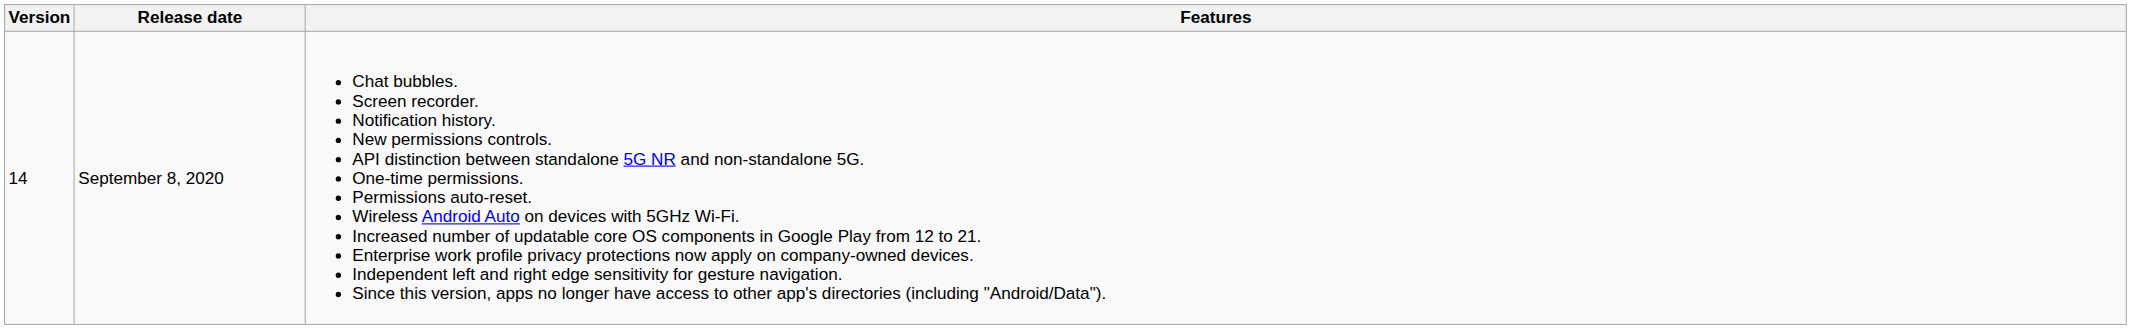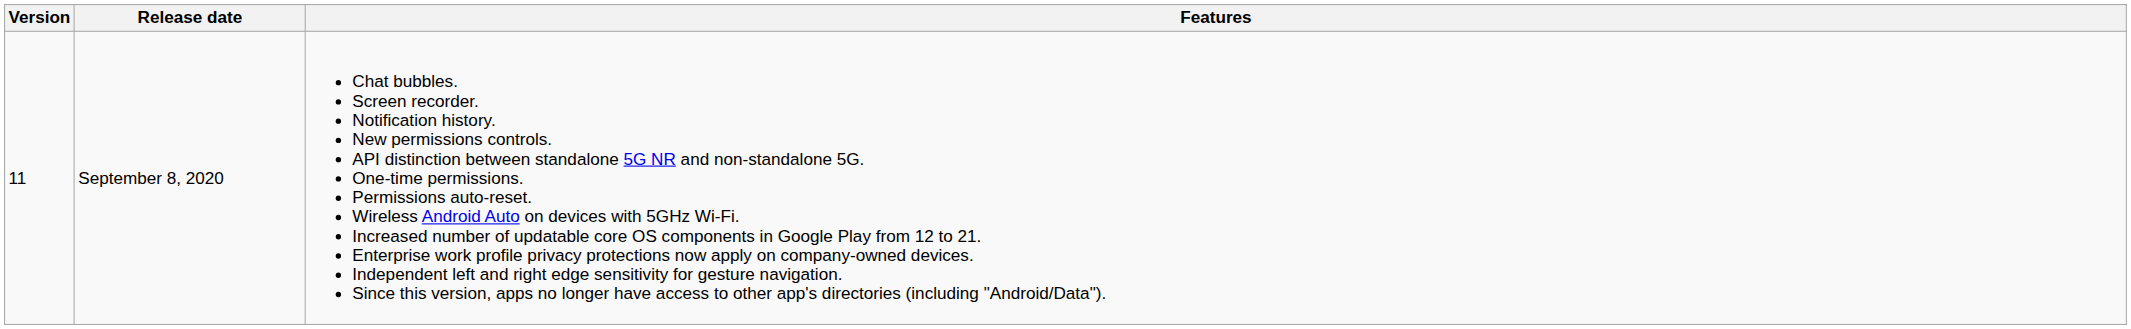(18, 177) 14 -> (17, 177) 11
